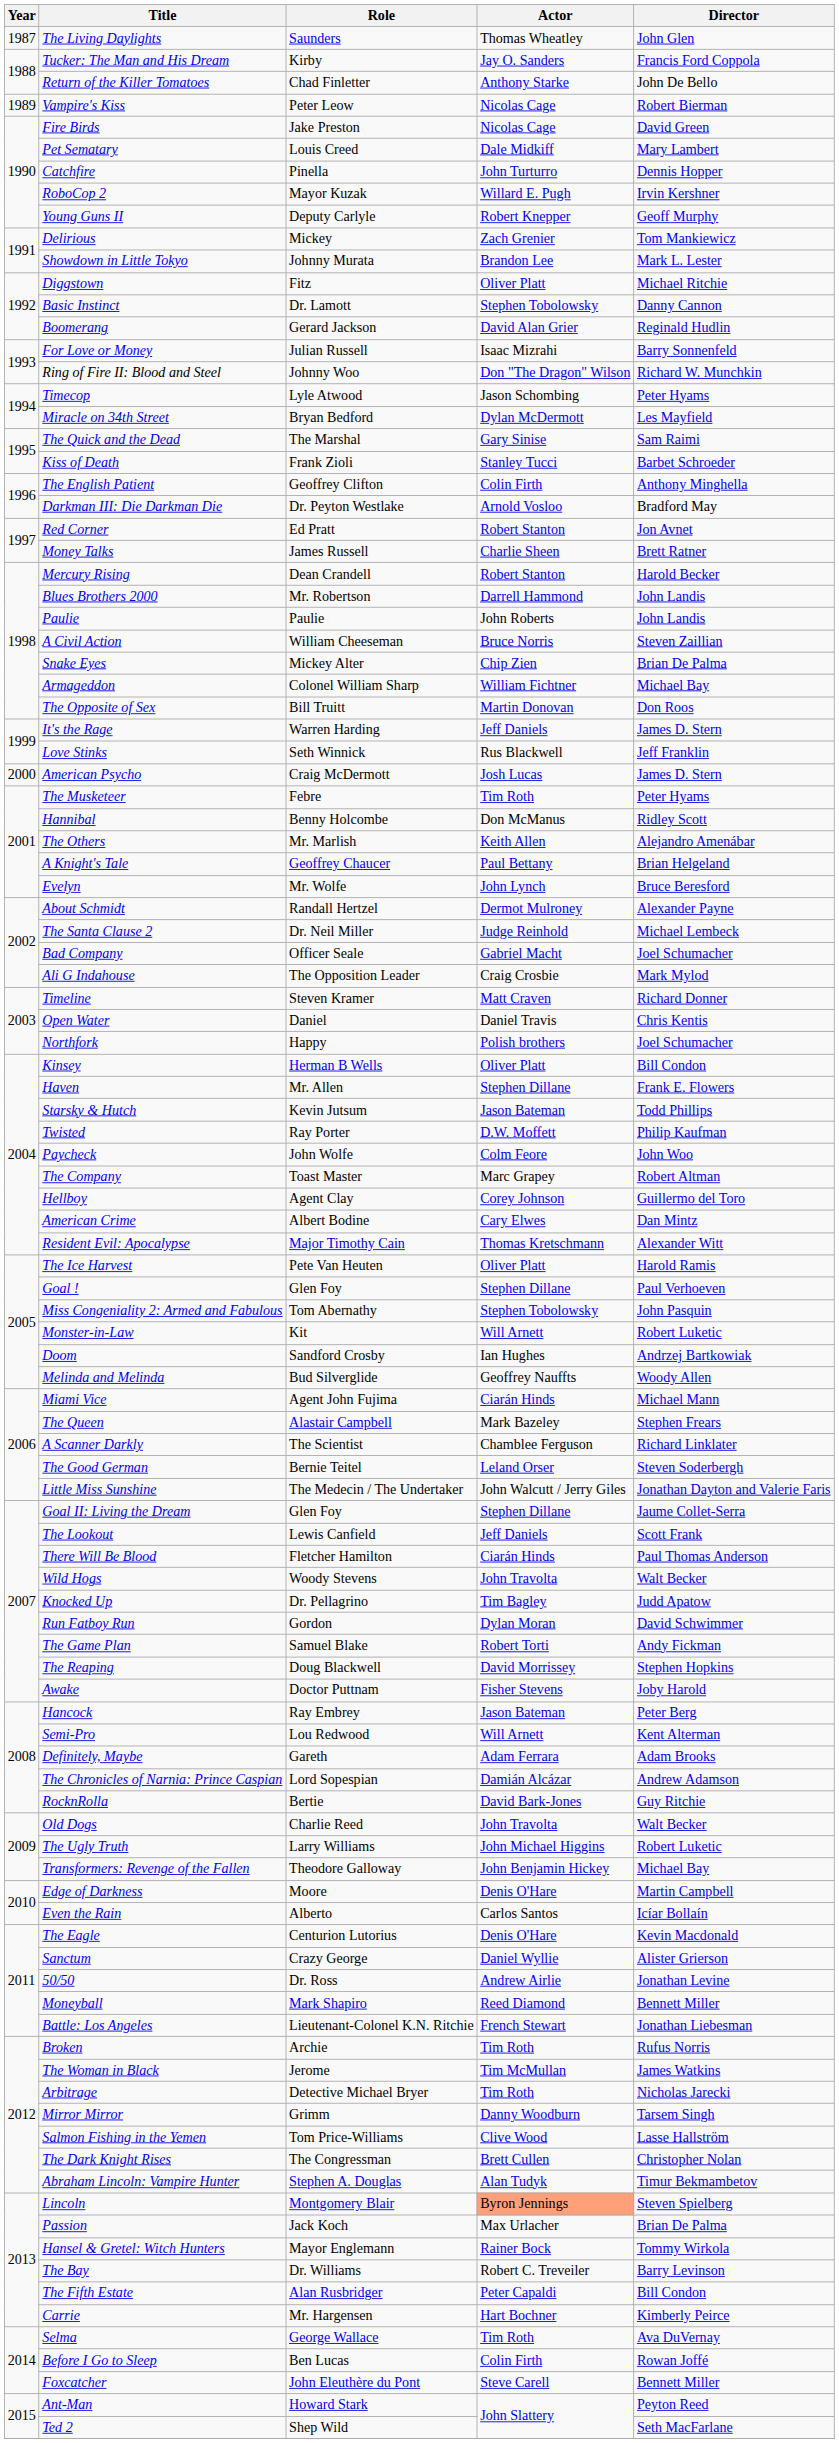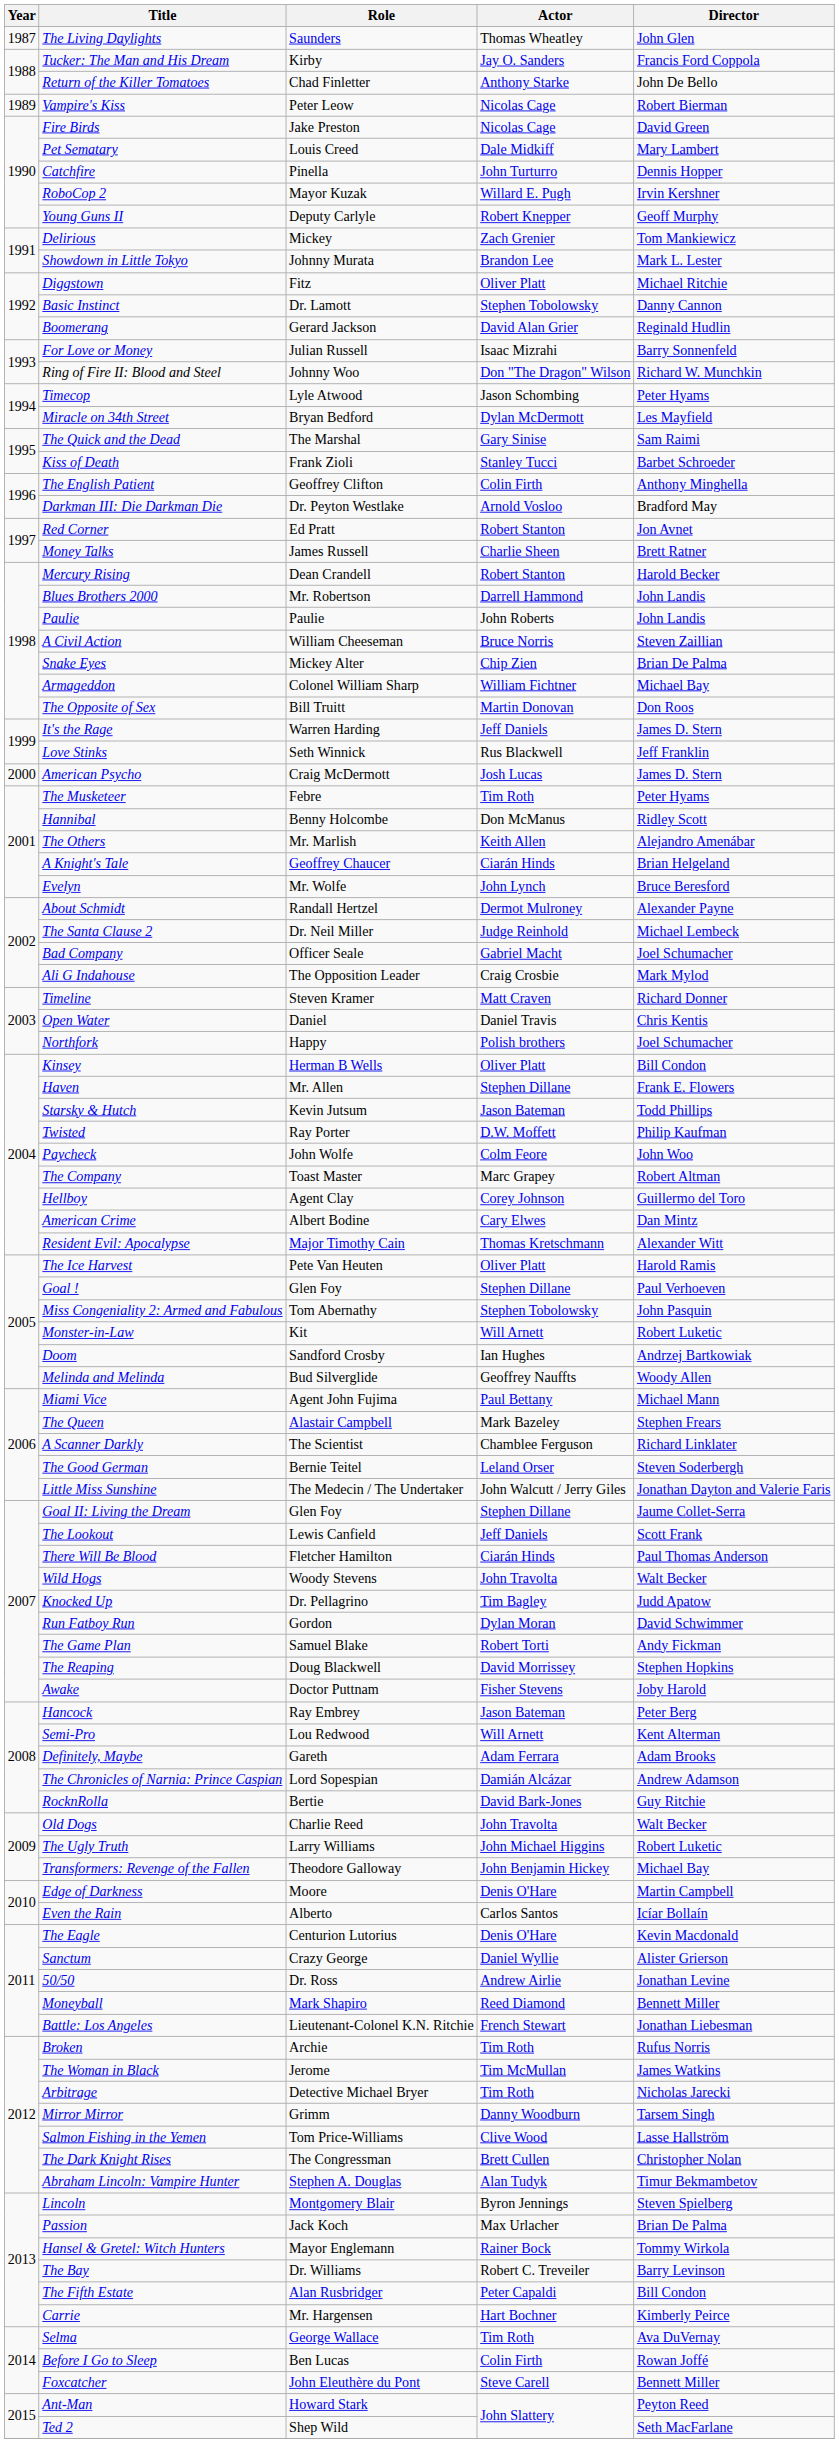(516, 864) Paul Bettany -> (517, 864) Ciarán Hinds
(517, 1400) Ciarán Hinds -> (516, 1400) Paul Bettany
(524, 2204) lightsalmon background -> (524, 2204) no background
